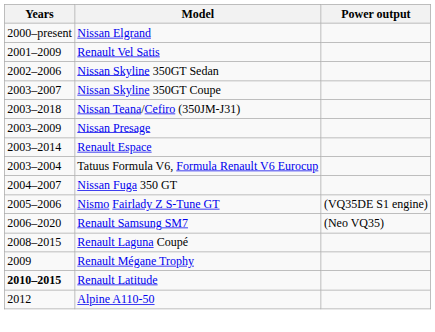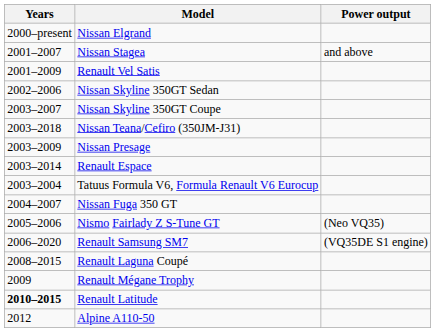+ row: (111, 52)
(376, 204) (VQ35DE S1 engine) -> (354, 223) (Neo VQ35)
(354, 223) (Neo VQ35) -> (376, 242) (VQ35DE S1 engine)
